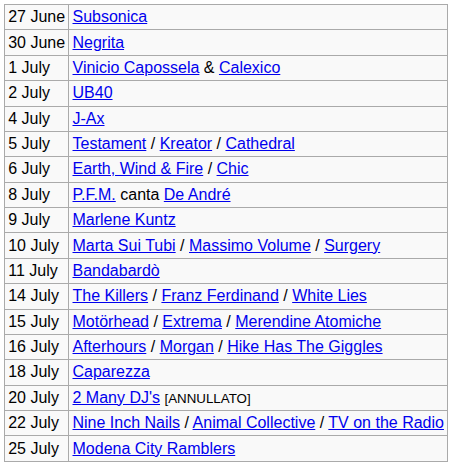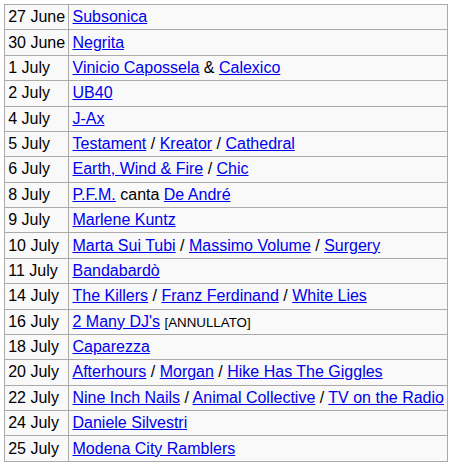- row: (34, 321)
(228, 347) Afterhours / Morgan / Hike Has The Giggles -> (162, 321) 2 Many DJ's [ANNULLATO]
(162, 397) 2 Many DJ's [ANNULLATO] -> (228, 372) Afterhours / Morgan / Hike Has The Giggles
+ row: (34, 423)
